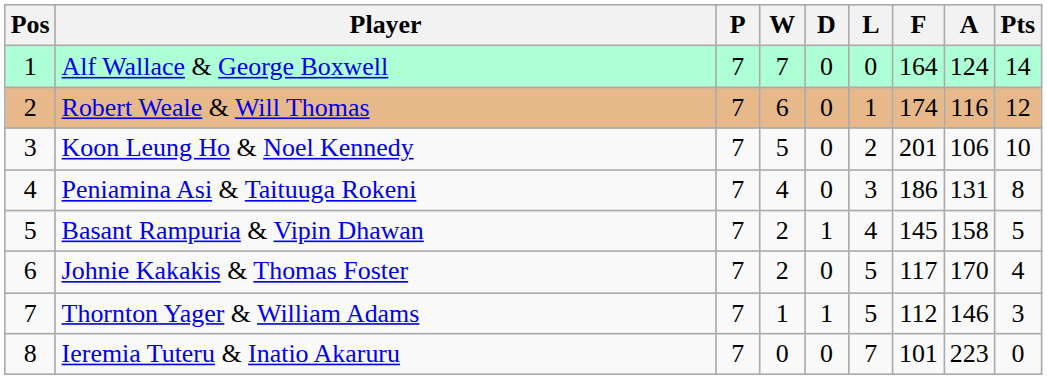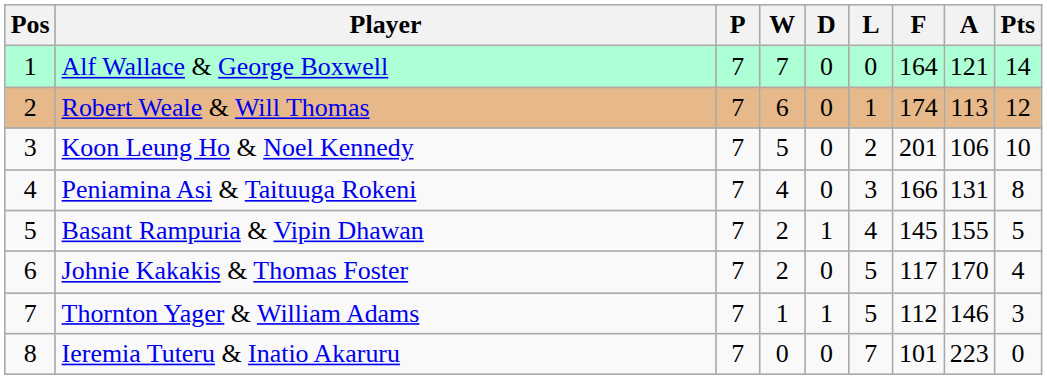(969, 66) 124 -> (969, 66) 121
(969, 107) 116 -> (969, 107) 113
(918, 189) 186 -> (918, 189) 166
(969, 230) 158 -> (969, 230) 155
